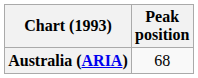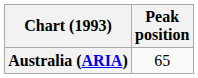(162, 60) 68 -> (162, 60) 65
